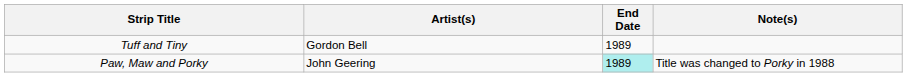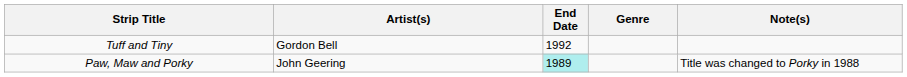+ column: (633, 20)
(618, 44) 1989 -> (559, 44) 1992
